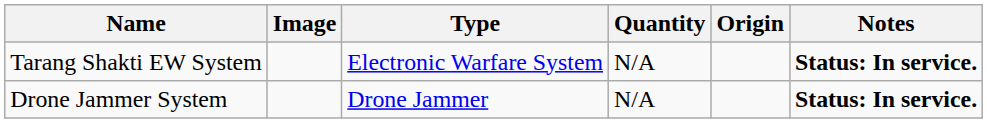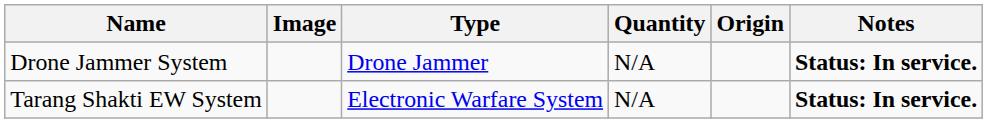rows swapped: (136, 61) <-> (119, 99)
